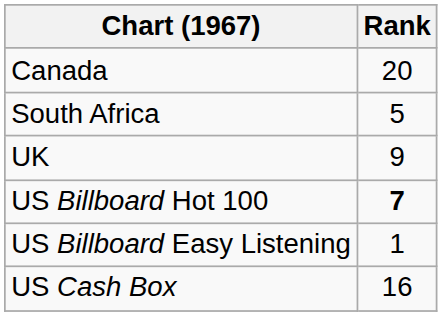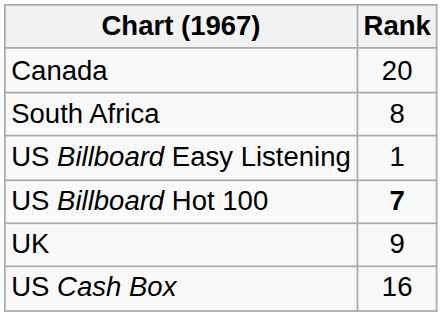(397, 113) 5 -> (397, 113) 8
rows swapped: (30, 157) <-> (181, 244)
